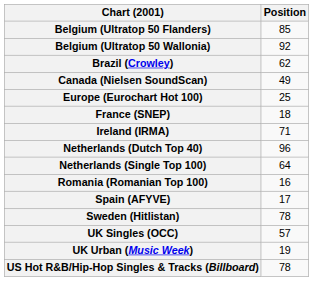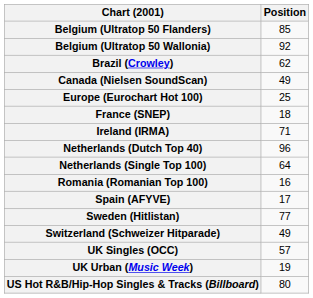(285, 217) 78 -> (285, 217) 77
+ row: (133, 234)
(285, 268) 78 -> (285, 285) 80
